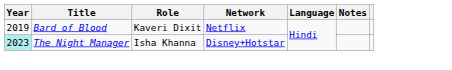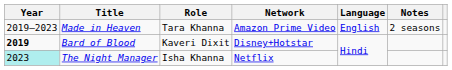+ row: (101, 27)
(18, 27) normal -> (18, 42) bold
(226, 27) Netflix -> (274, 42) Disney+Hotstar
(245, 42) Disney+Hotstar -> (254, 58) Netflix
